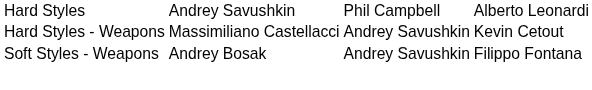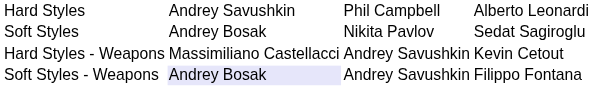+ row: (41, 32)
(218, 53) no background -> (218, 75) lavender background
